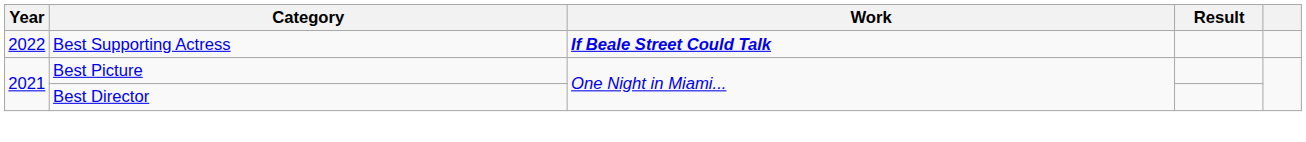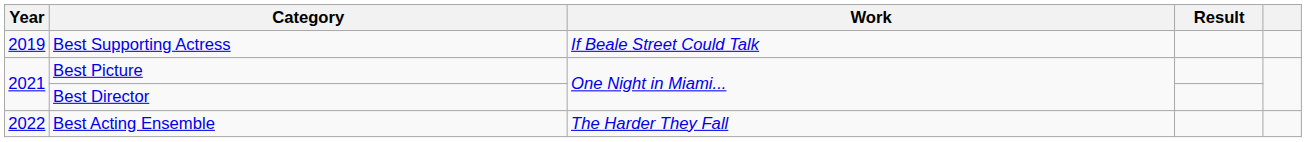(27, 44) 2022 -> (27, 44) 2019
(671, 44) bold -> (665, 44) normal
+ row: (134, 123)
